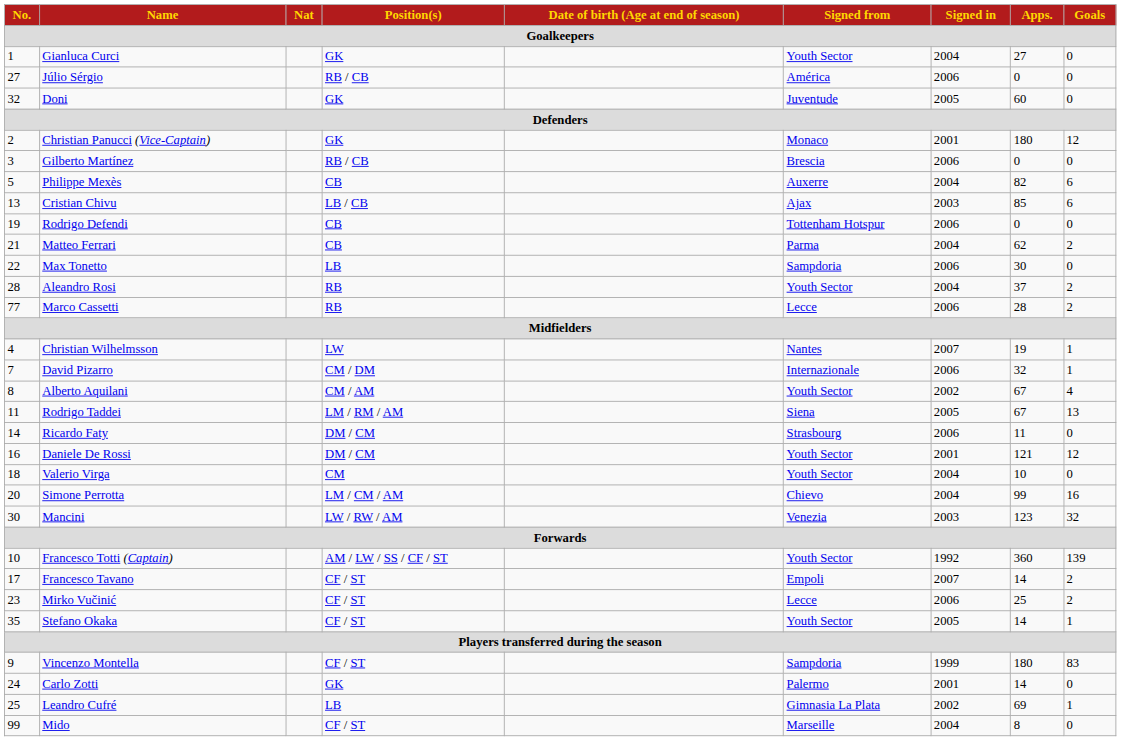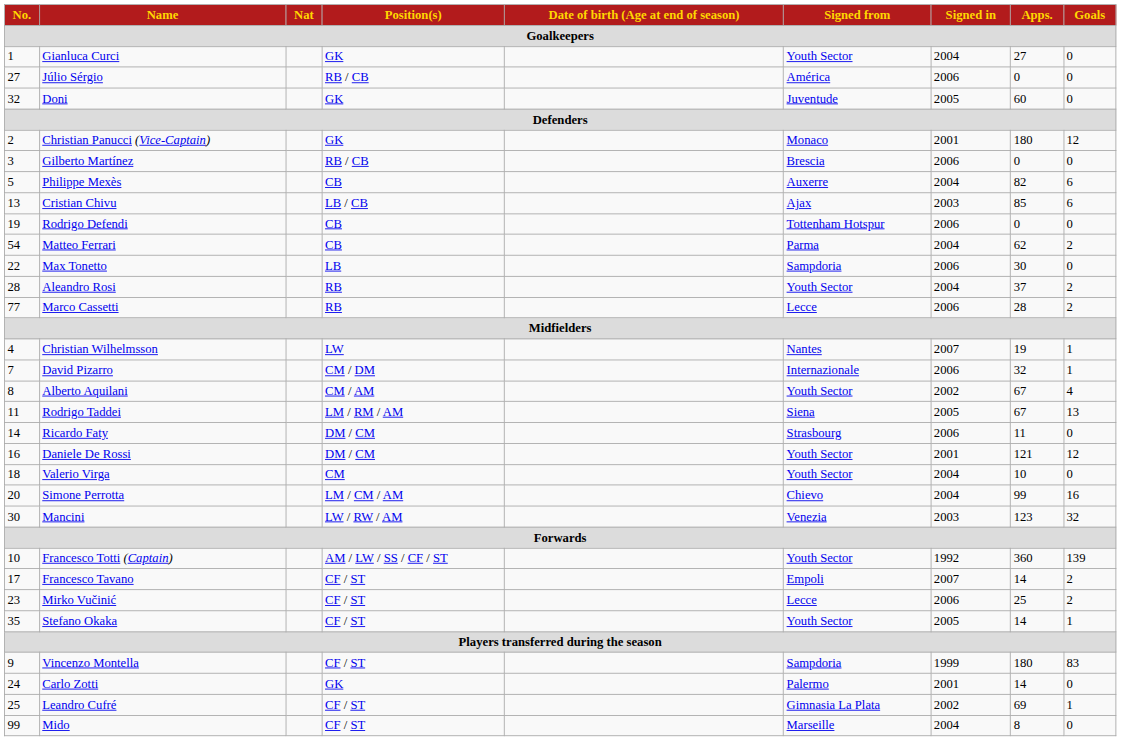(14, 245) 21 -> (14, 245) 54
(333, 705) LB -> (345, 705) CF / ST
